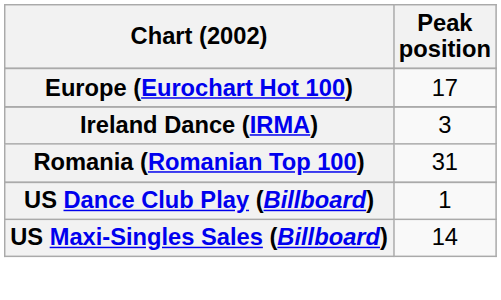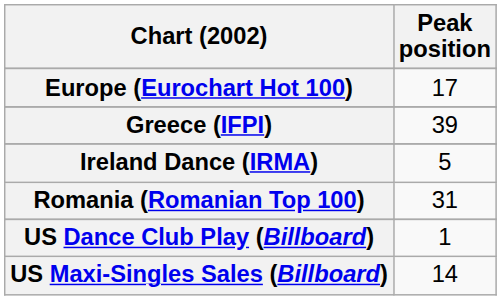+ row: (199, 125)
(445, 125) 3 -> (445, 162) 5
